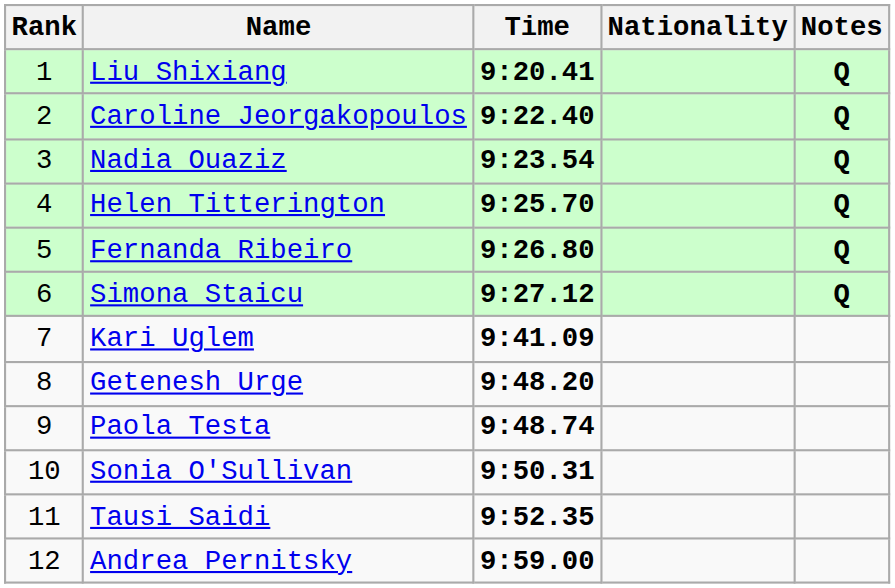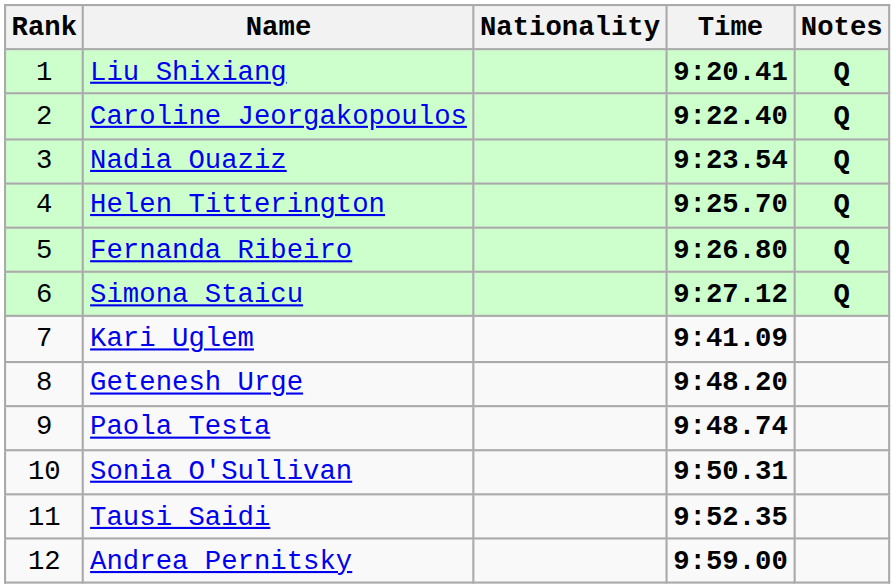columns swapped: (698, 27) <-> (537, 27)
